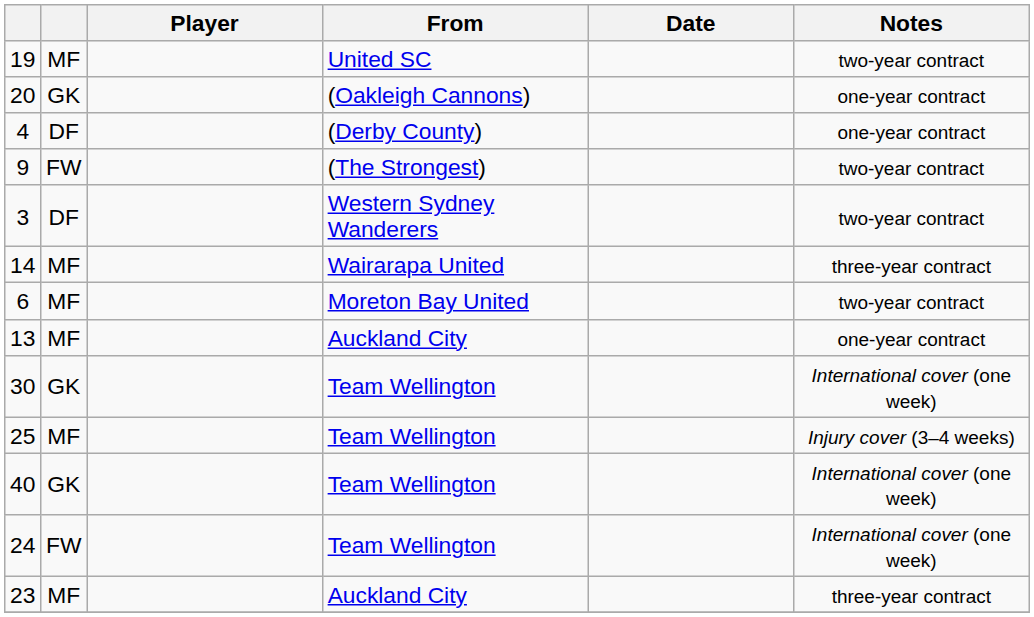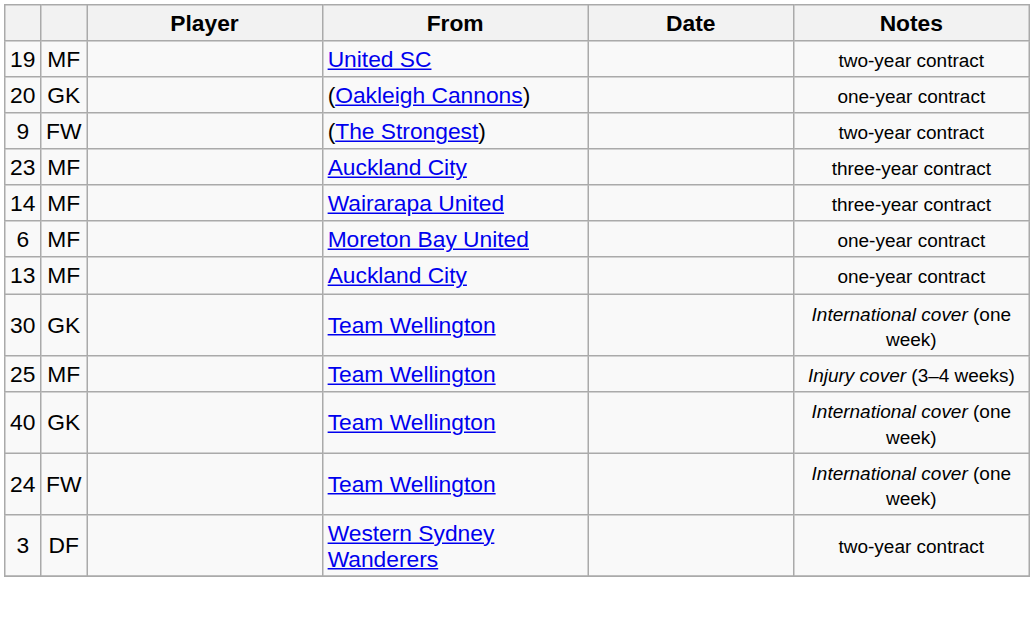- row: (23, 131)
rows swapped: (23, 216) <-> (23, 594)
(911, 303) two-year contract -> (911, 242) one-year contract
